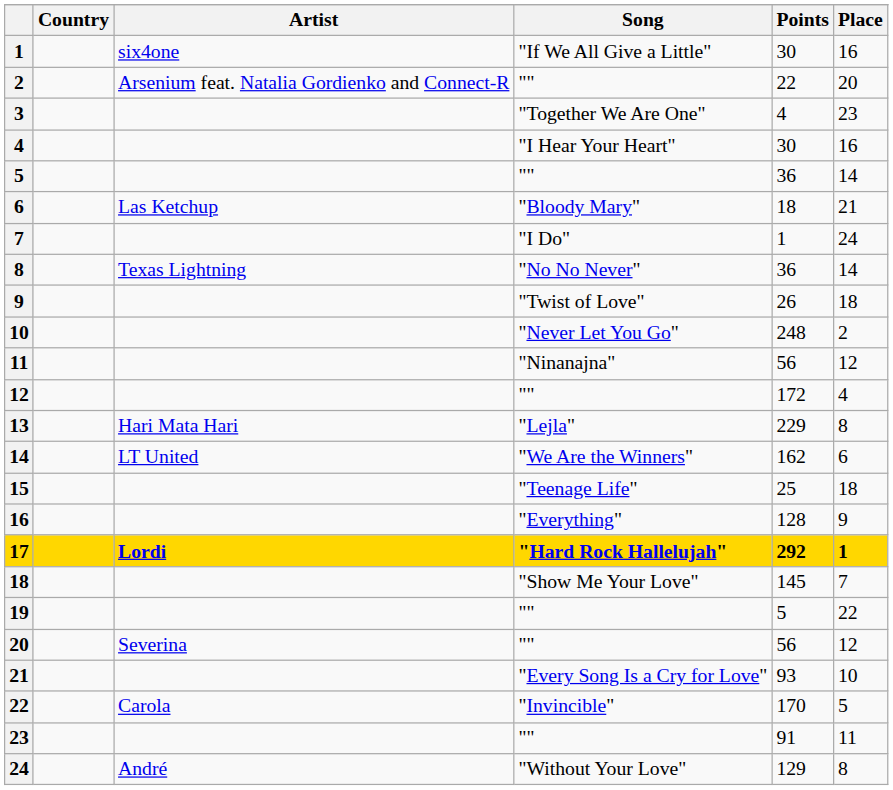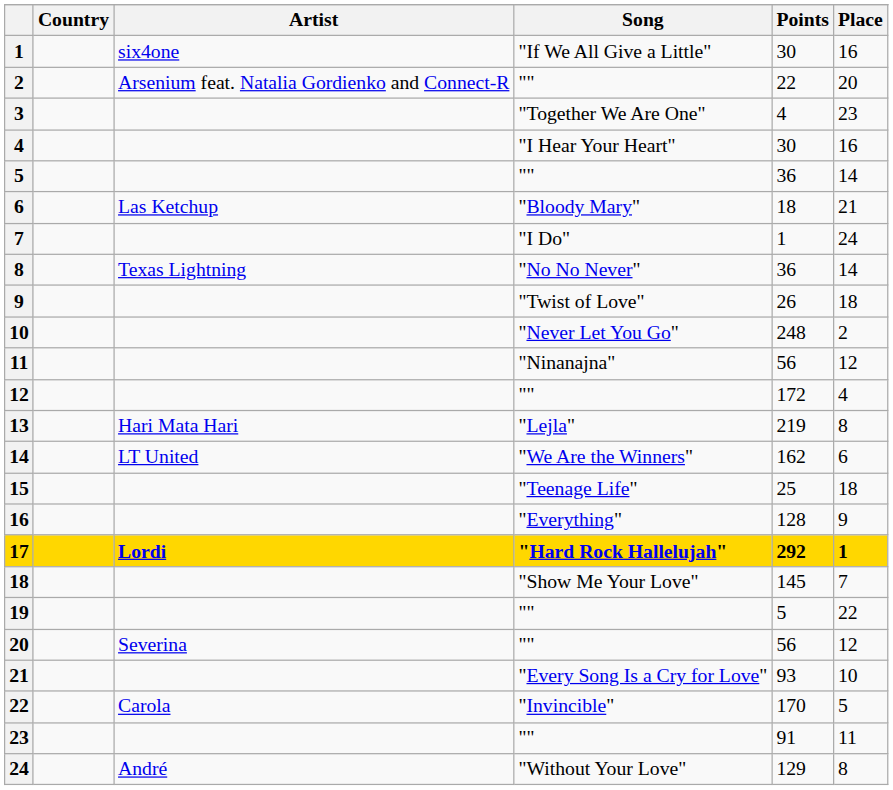(791, 425) 229 -> (791, 425) 219
